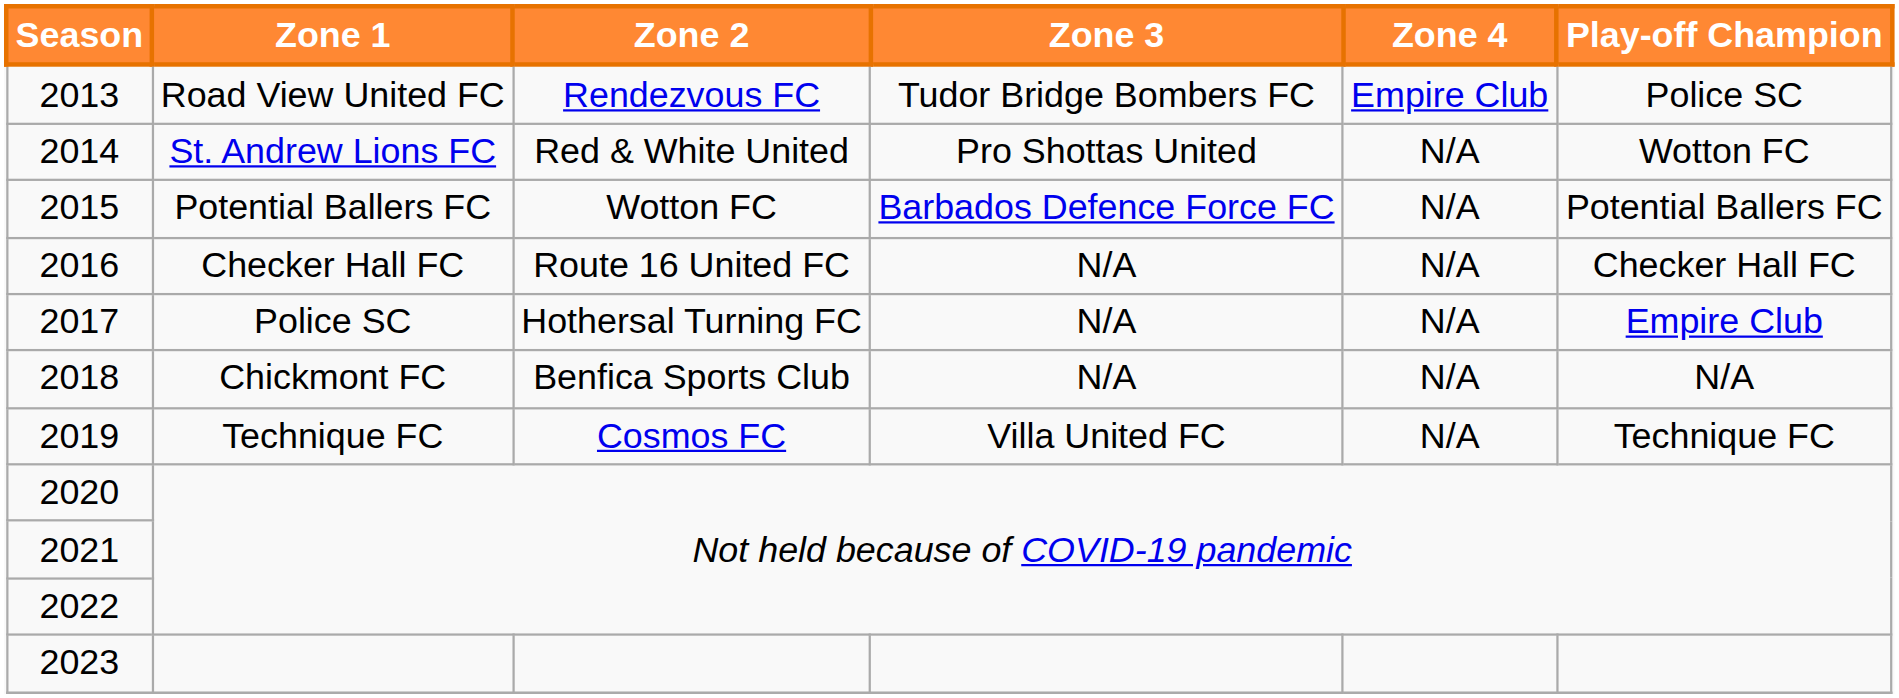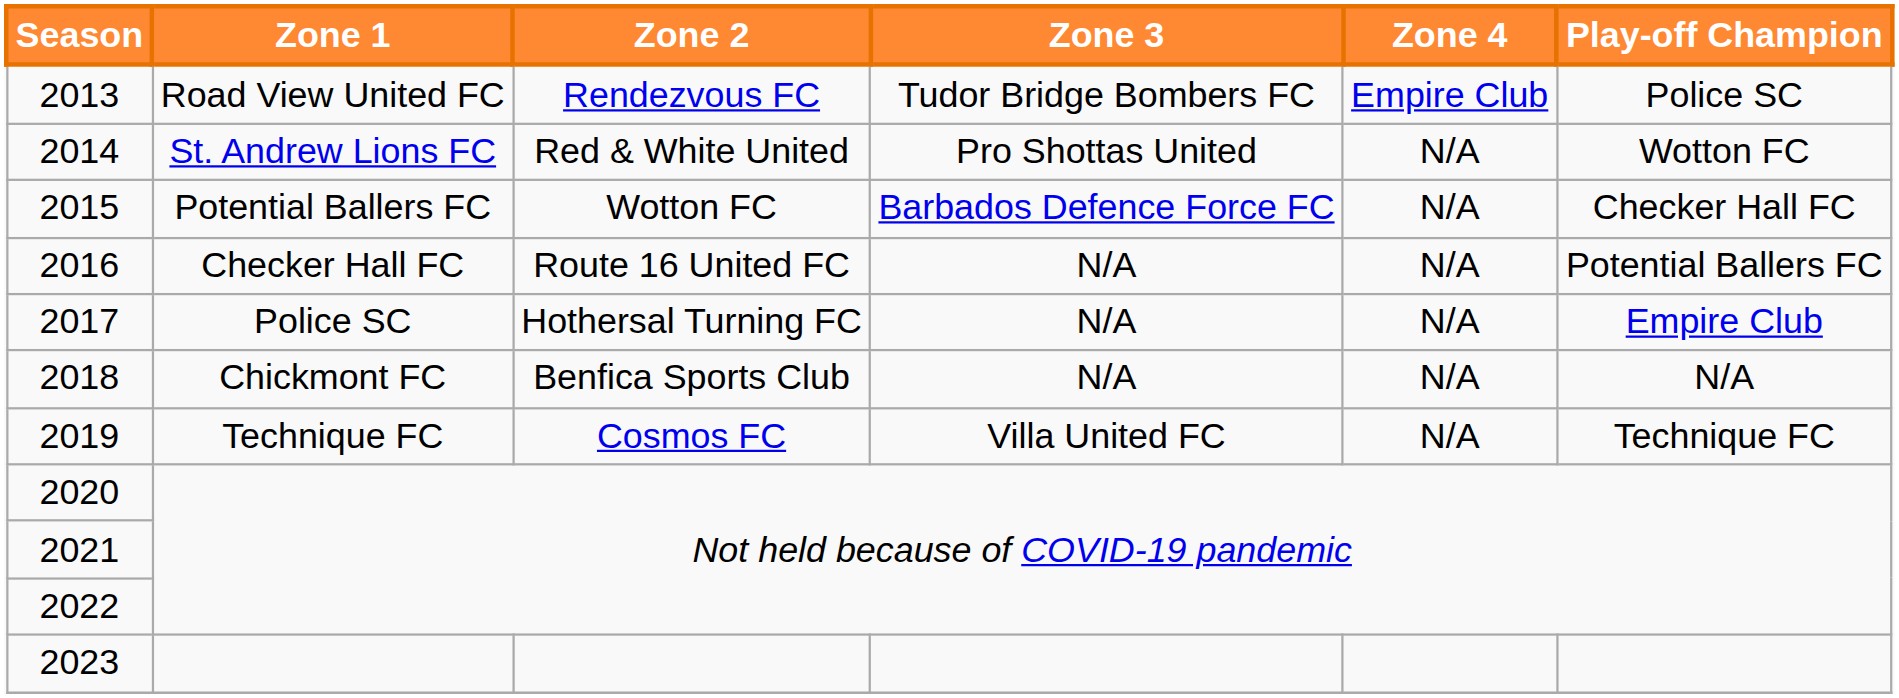(1724, 207) Potential Ballers FC -> (1724, 207) Checker Hall FC
(1724, 264) Checker Hall FC -> (1724, 264) Potential Ballers FC
